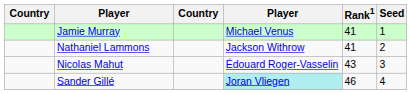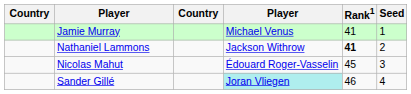(350, 48) normal -> (350, 48) bold
(350, 65) 43 -> (350, 65) 45
